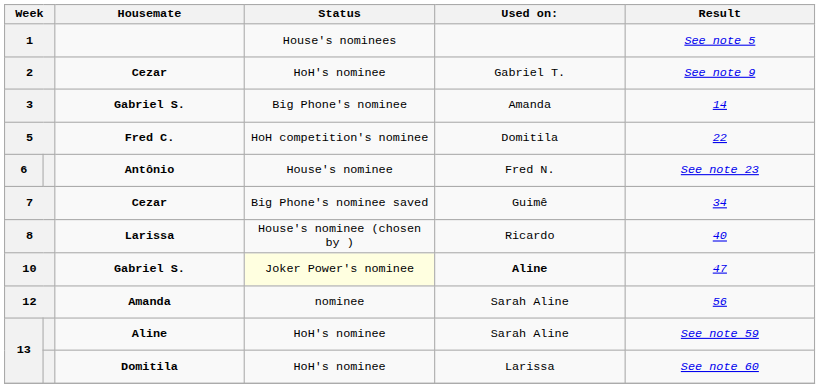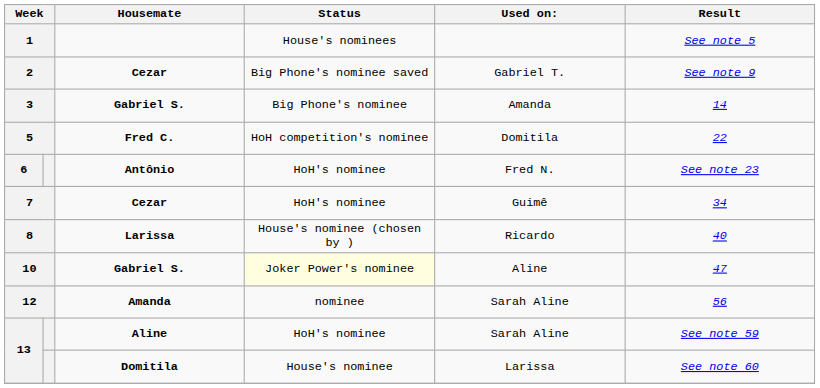(340, 73) HoH's nominee -> (340, 73) Big Phone's nominee saved
(340, 170) House's nominee -> (340, 170) HoH's nominee
(340, 203) Big Phone's nominee saved -> (340, 203) HoH's nominee
(530, 269) bold -> (530, 269) normal
(340, 366) HoH's nominee -> (340, 366) House's nominee
